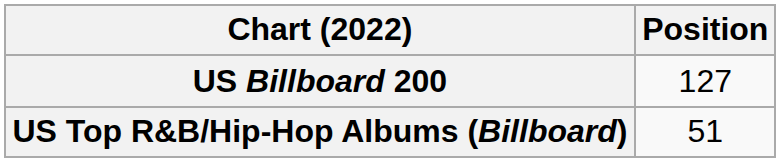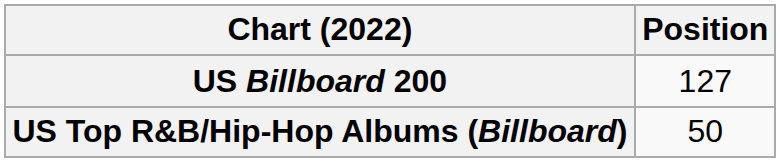(705, 131) 51 -> (705, 131) 50
